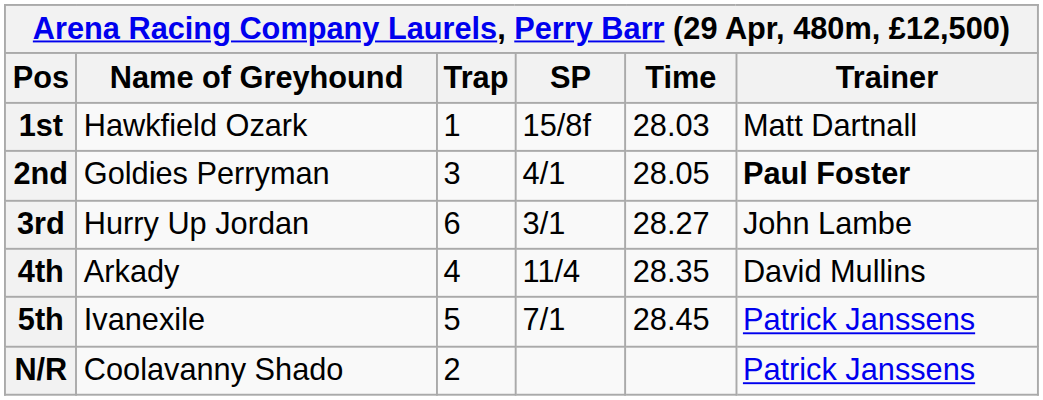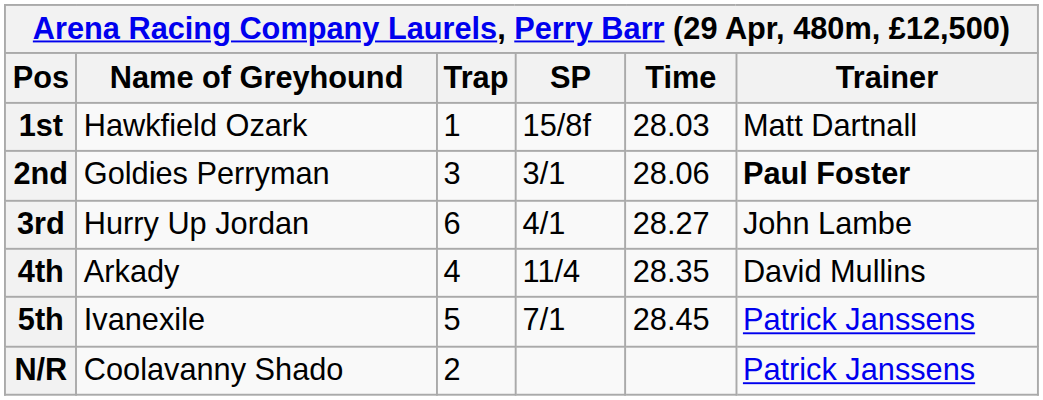(544, 175) 4/1 -> (544, 175) 3/1
(671, 175) 28.05 -> (671, 175) 28.06
(544, 223) 3/1 -> (544, 223) 4/1
